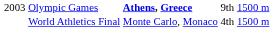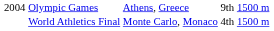(15, 7) 2003 -> (15, 7) 2004
(158, 7) bold -> (156, 7) normal
